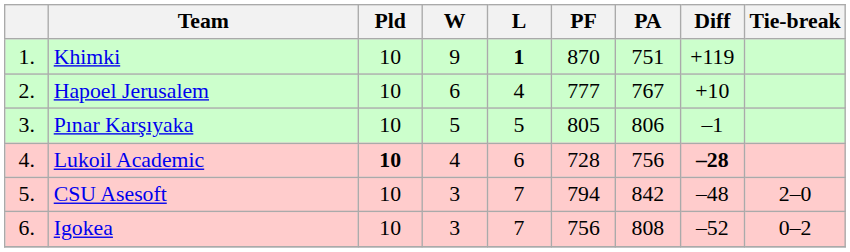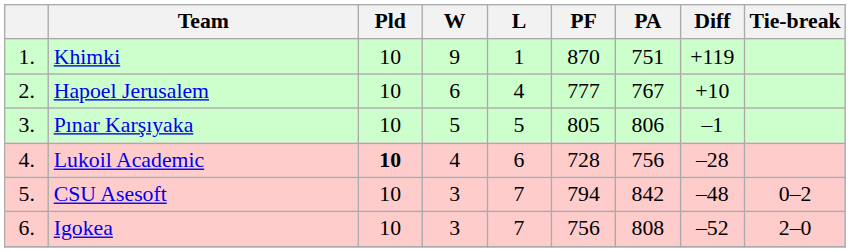(519, 56) bold -> (519, 56) normal
(712, 159) bold -> (712, 159) normal
(795, 194) 2–0 -> (795, 194) 0–2
(795, 228) 0–2 -> (795, 228) 2–0
